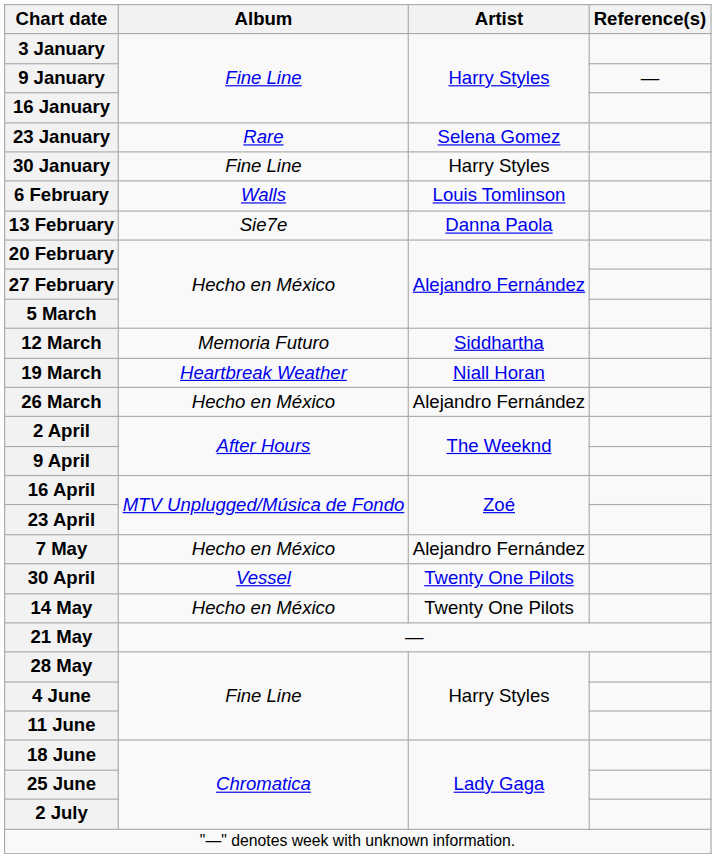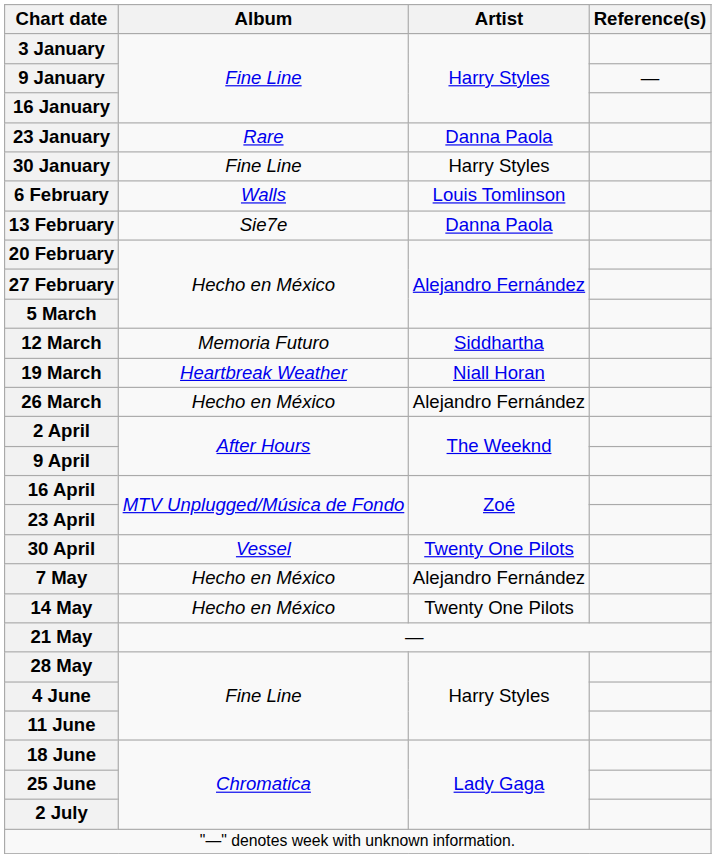(499, 136) Selena Gomez -> (499, 136) Danna Paola
rows swapped: (61, 578) <-> (61, 549)
